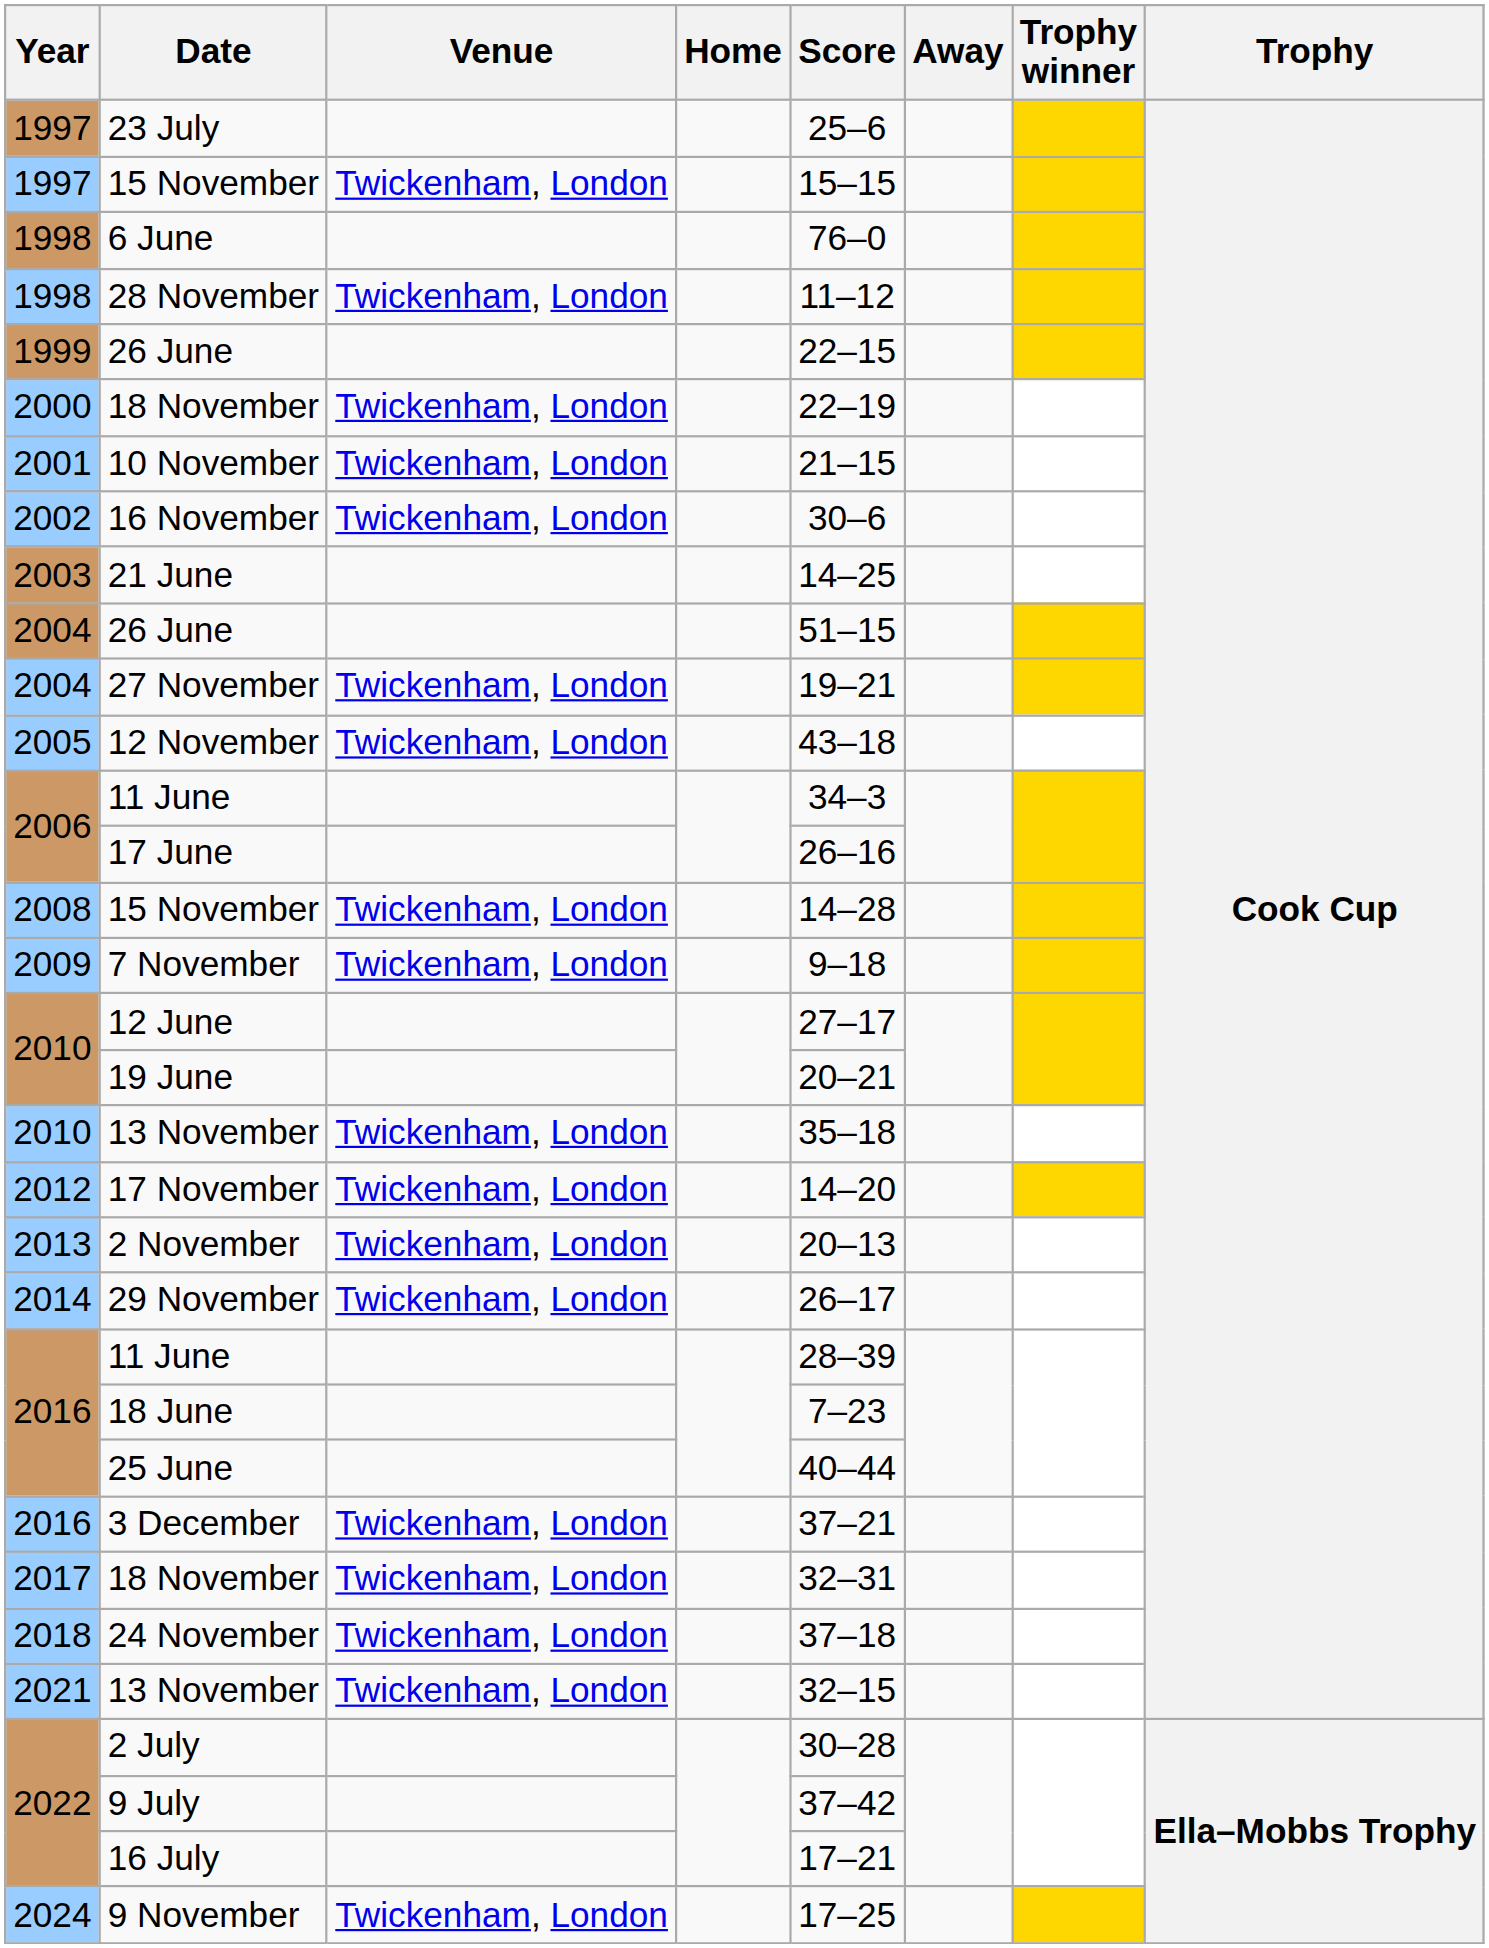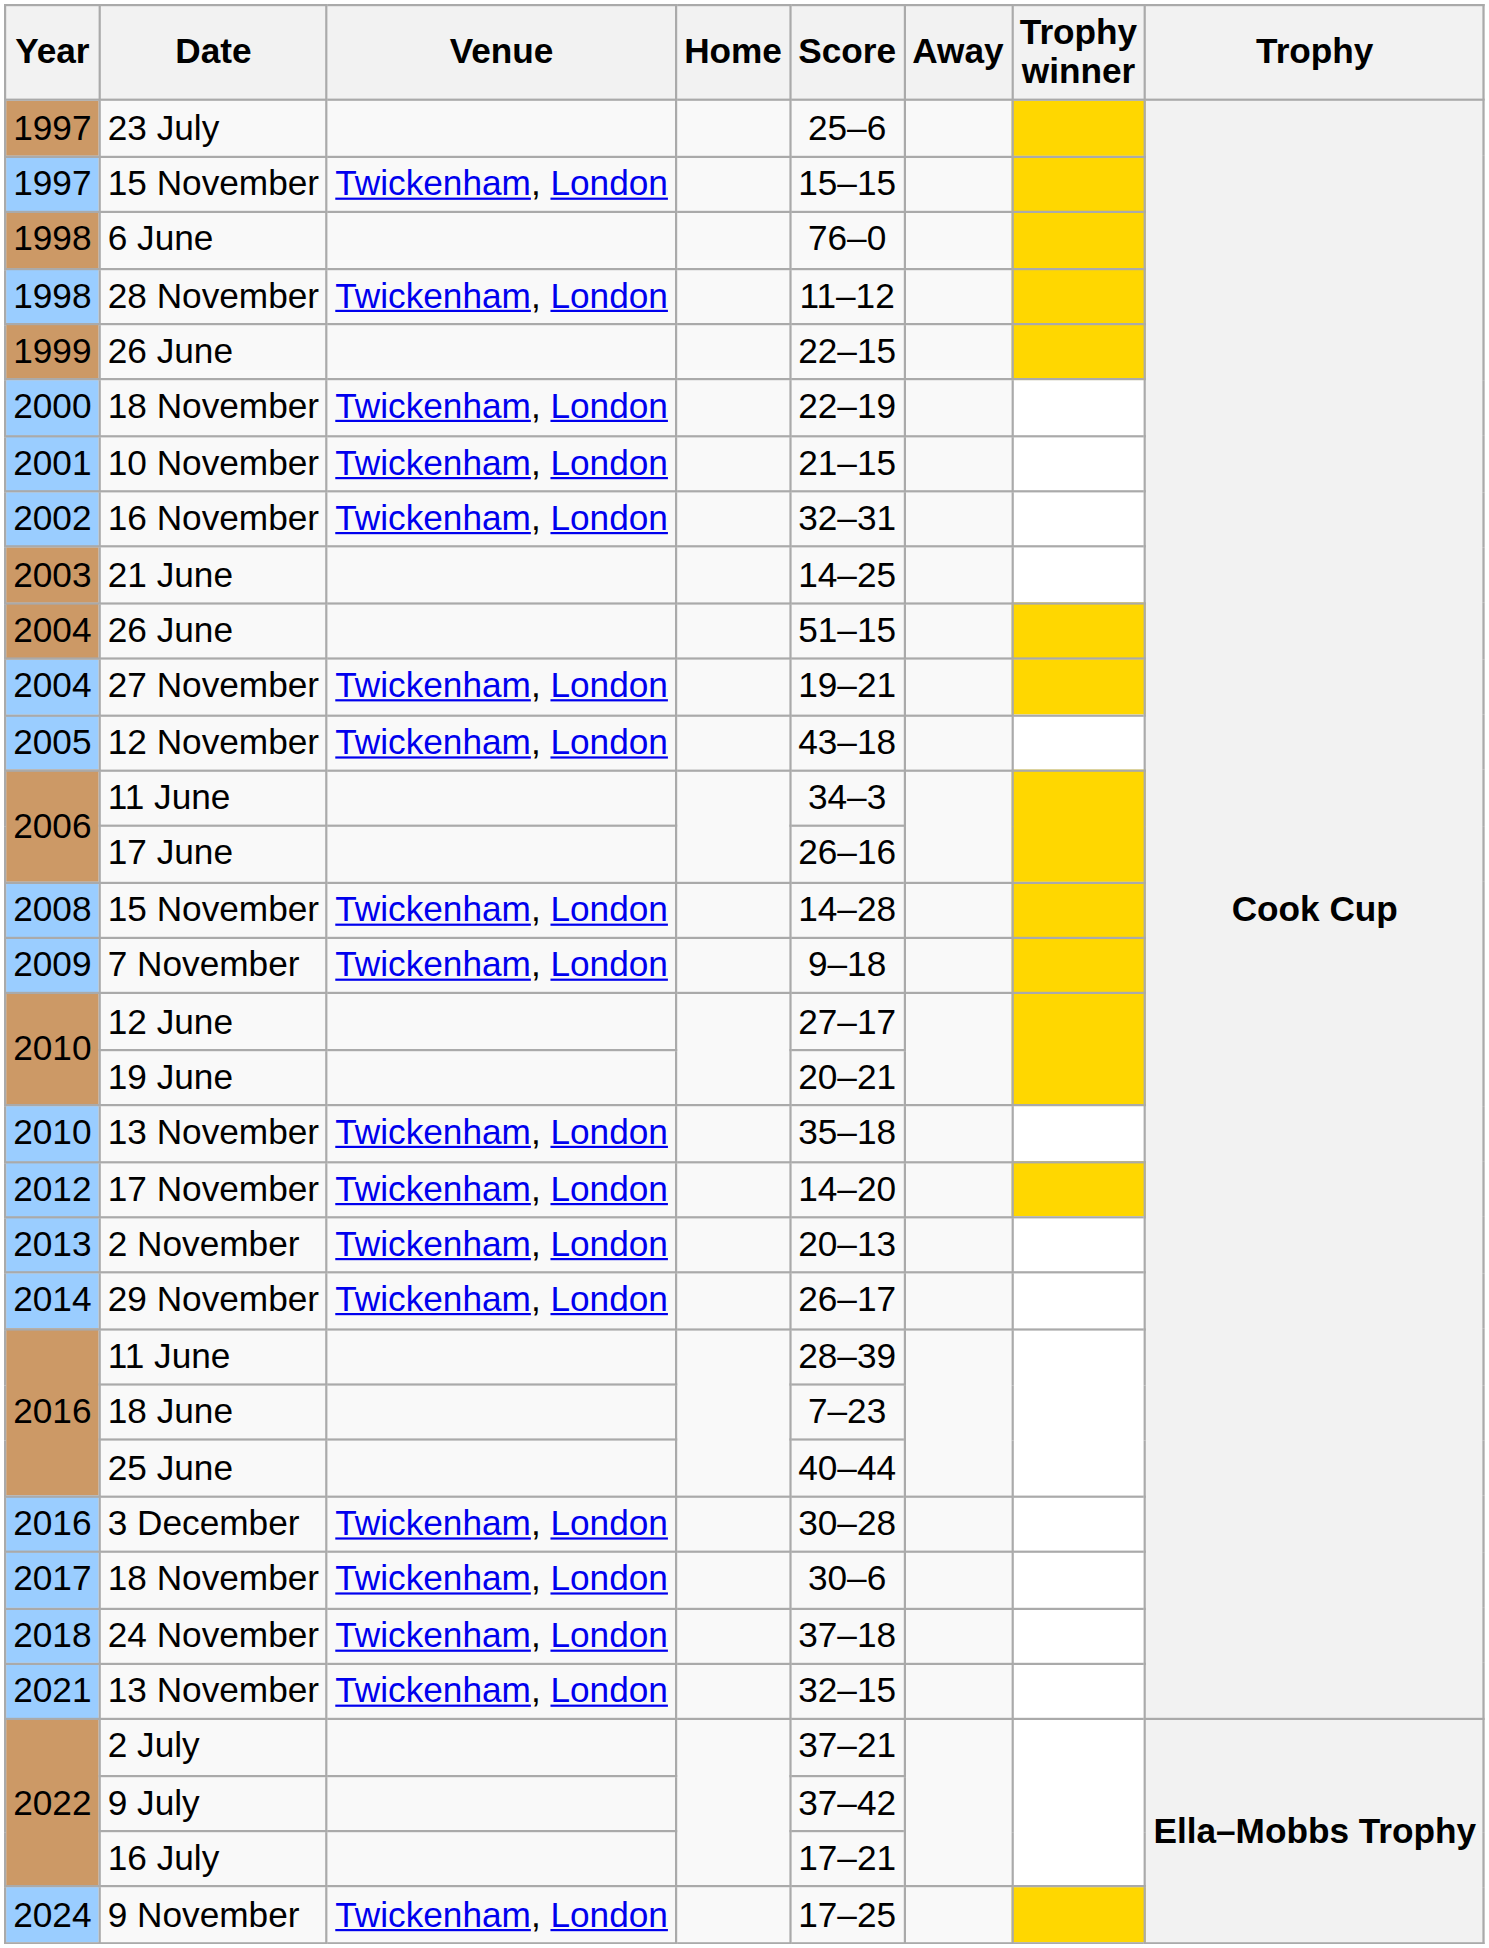(847, 518) 30–6 -> (847, 518) 32–31
(847, 1523) 37–21 -> (847, 1523) 30–28
(847, 1579) 32–31 -> (847, 1579) 30–6
(847, 1746) 30–28 -> (847, 1746) 37–21
